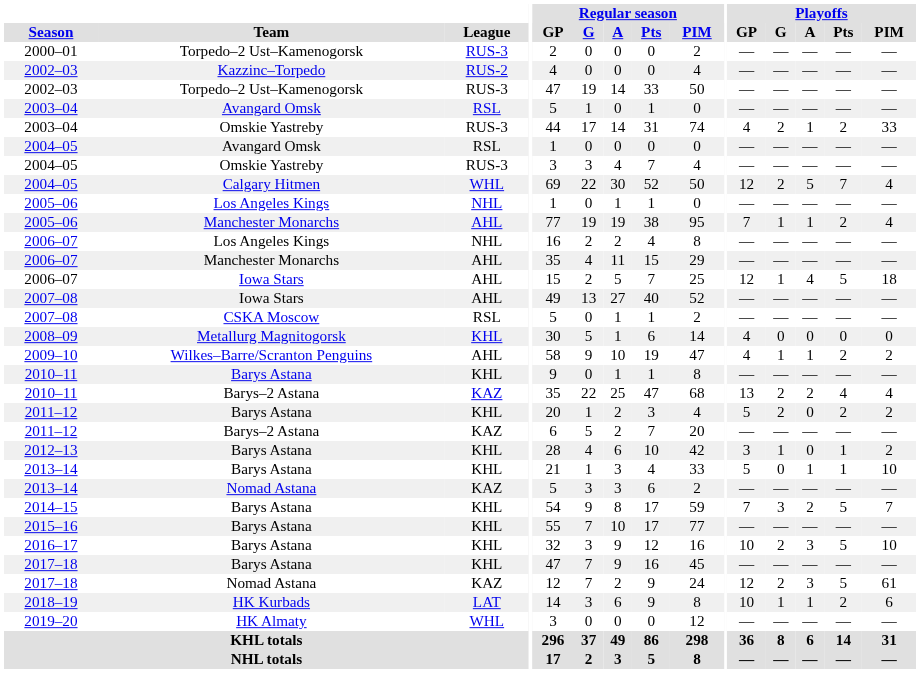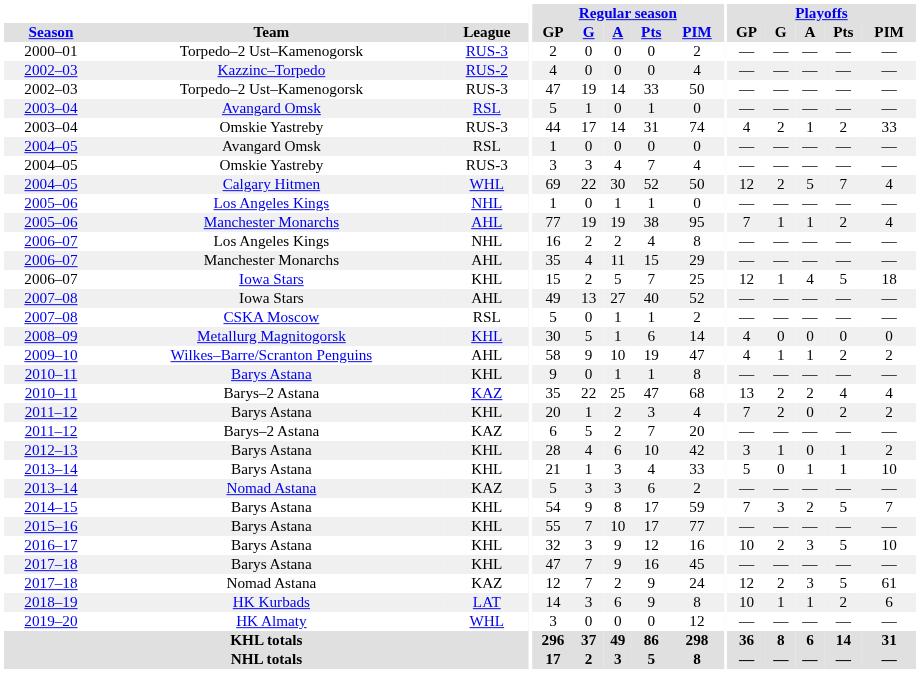(487, 279) AHL -> (487, 279) KHL
(747, 412) 5 -> (747, 412) 7
